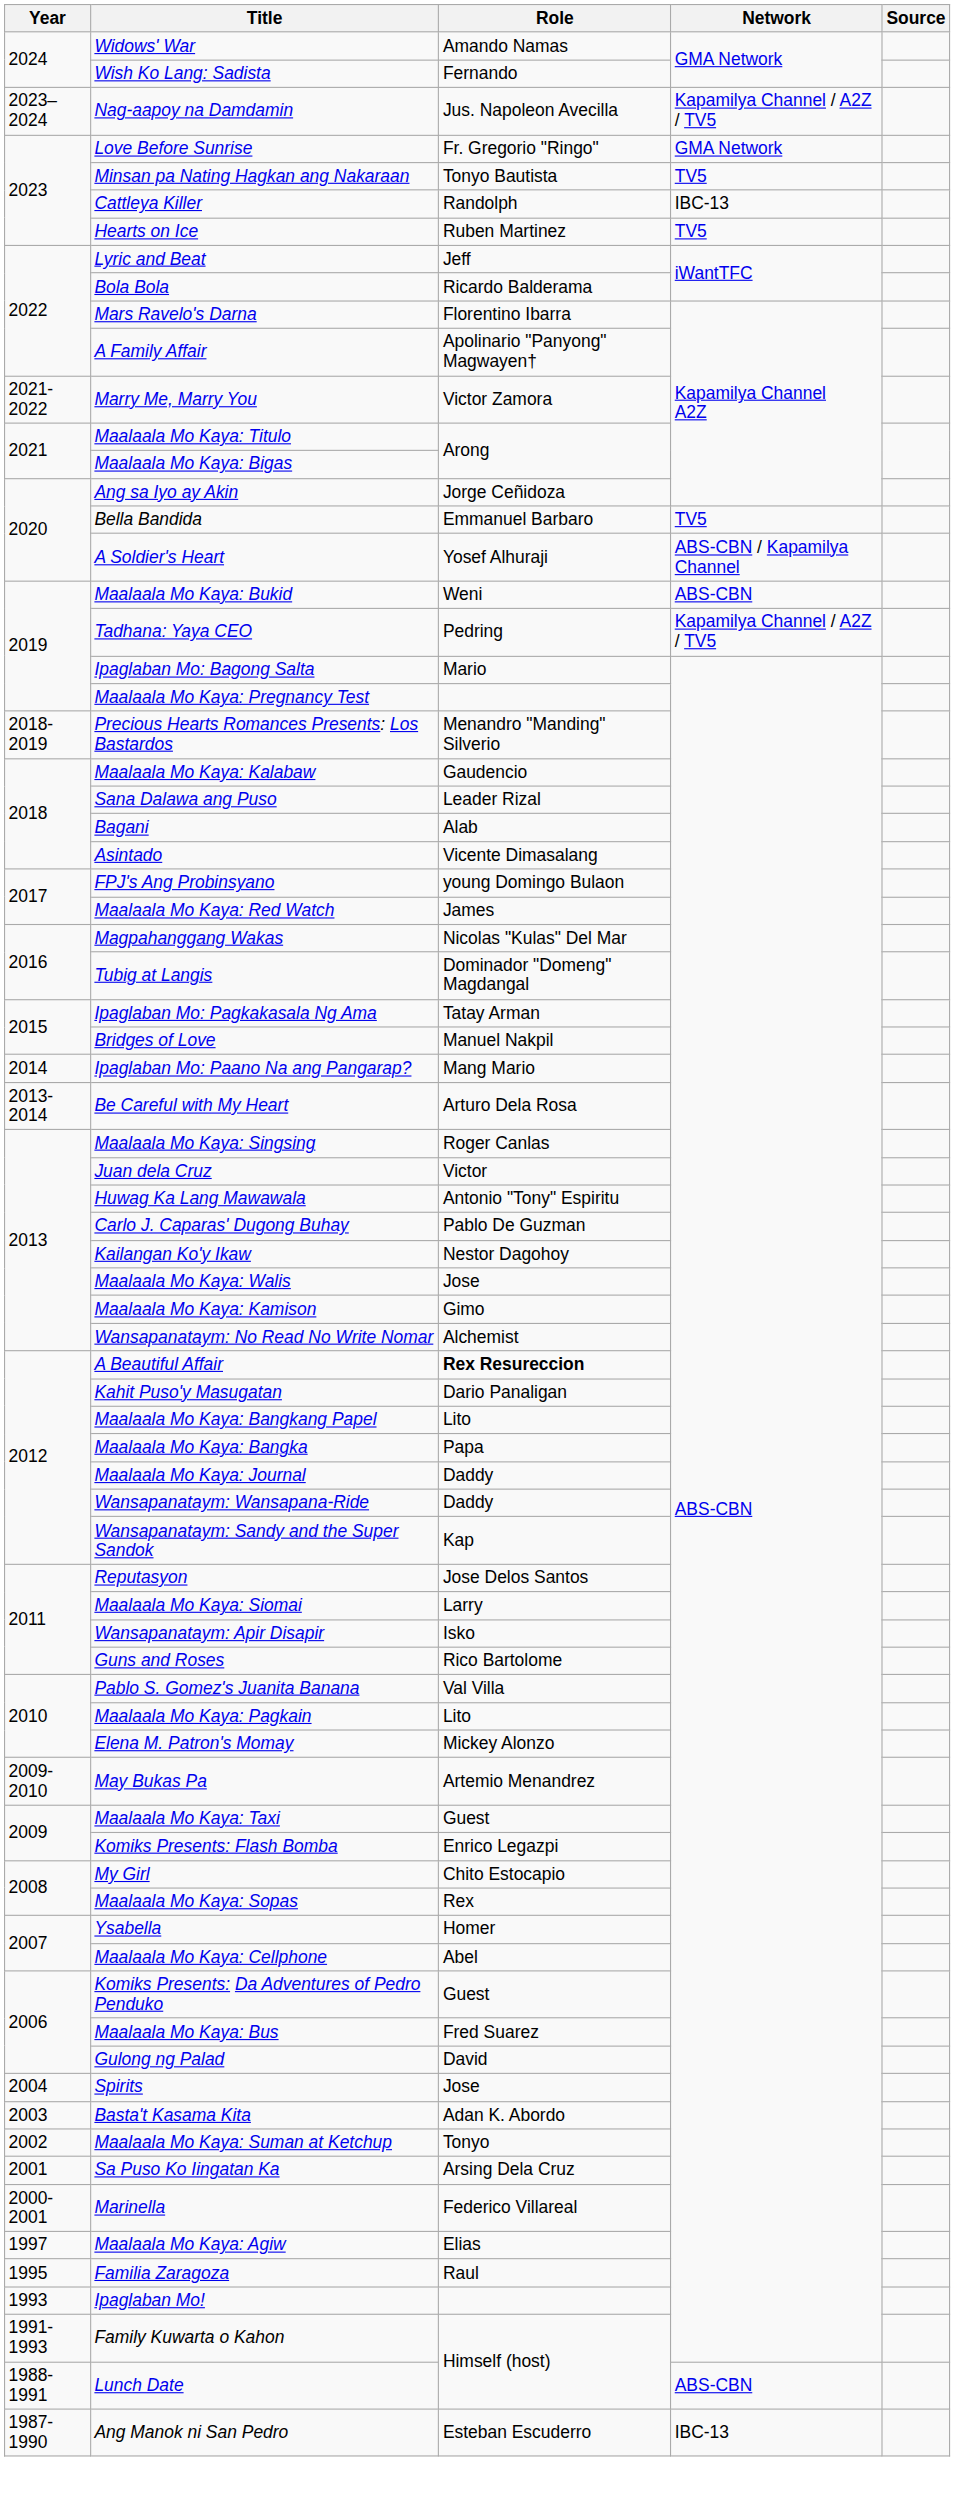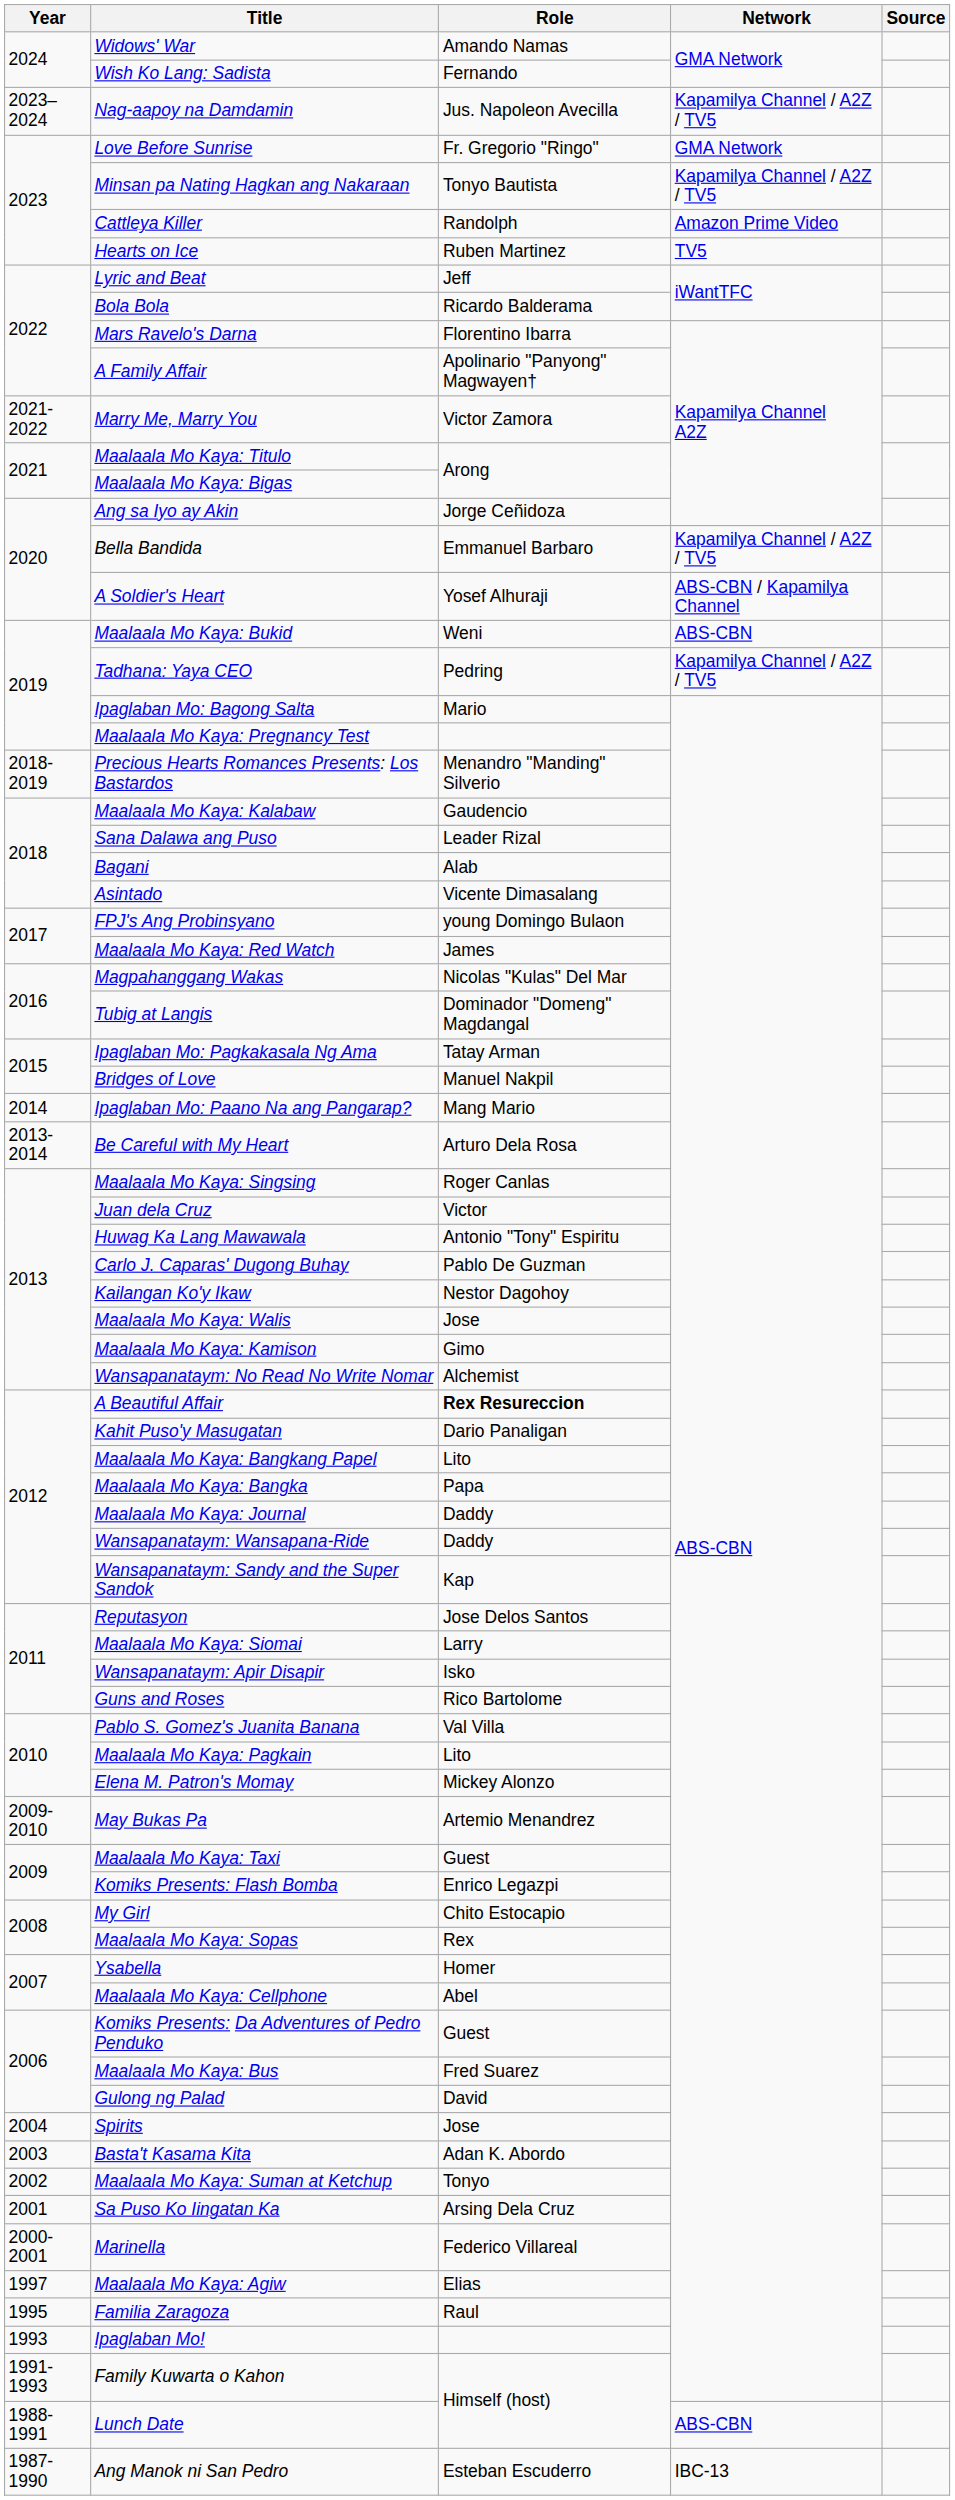(691, 176) TV5 -> (773, 186) Kapamilya Channel / A2Z / TV5
(702, 203) IBC-13 -> (756, 223) Amazon Prime Video
(691, 519) TV5 -> (773, 549) Kapamilya Channel / A2Z / TV5
